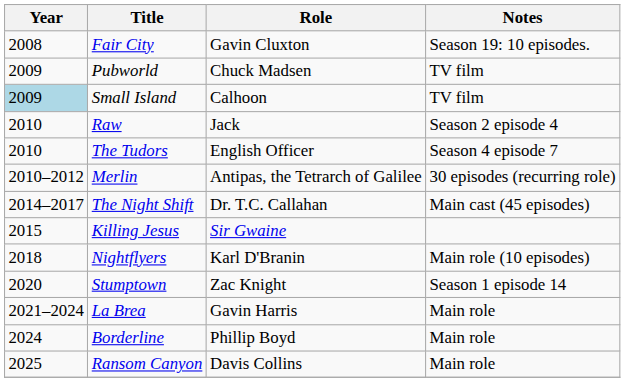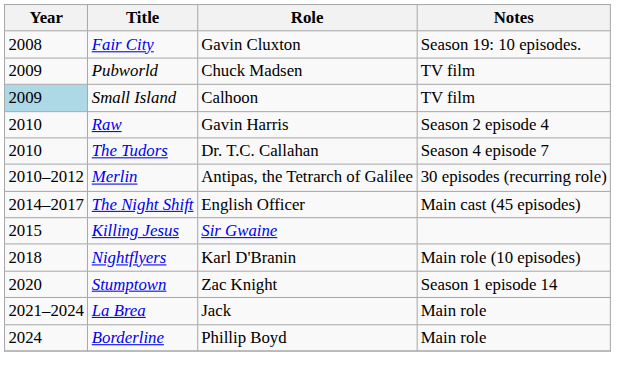(225, 124) Jack -> (245, 124) Gavin Harris
(262, 151) English Officer -> (260, 151) Dr. T.C. Callahan
(269, 204) Dr. T.C. Callahan -> (253, 204) English Officer
(254, 310) Gavin Harris -> (216, 310) Jack
- row: (147, 364)
